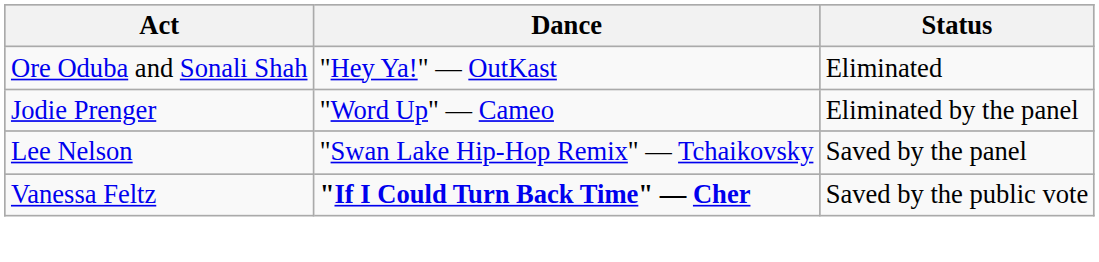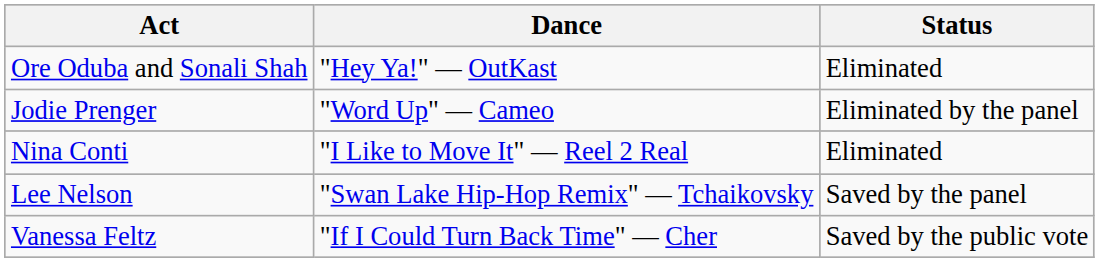+ row: (70, 151)
(535, 194) bold -> (518, 236) normal
